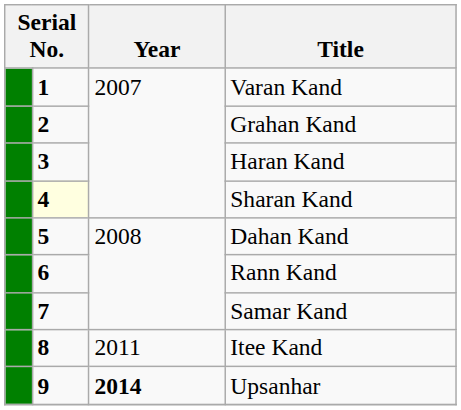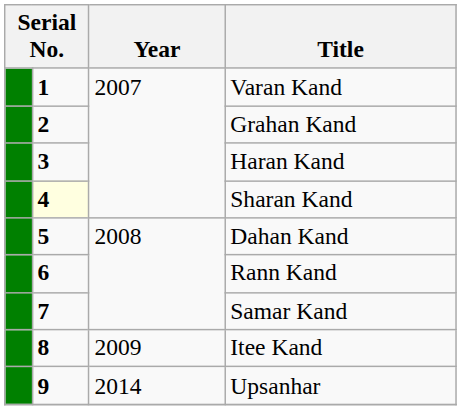(118, 348) 2011 -> (118, 348) 2009
(118, 385) bold -> (118, 385) normal
